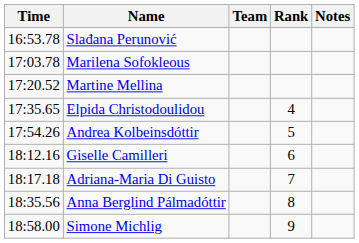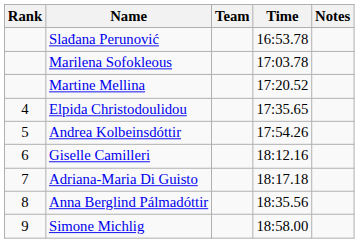columns swapped: (291, 16) <-> (34, 16)
